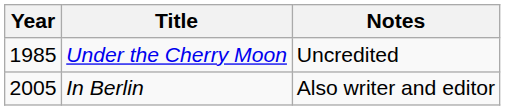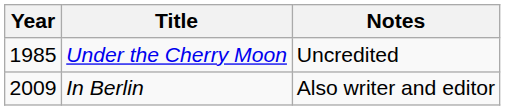(33, 88) 2005 -> (33, 88) 2009
